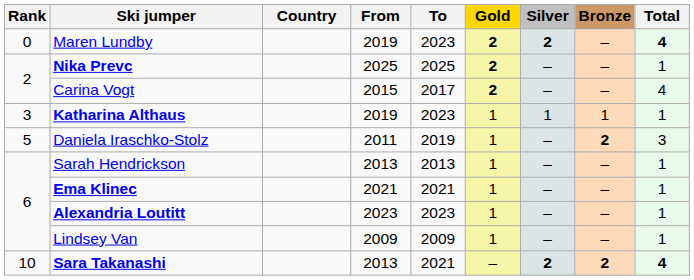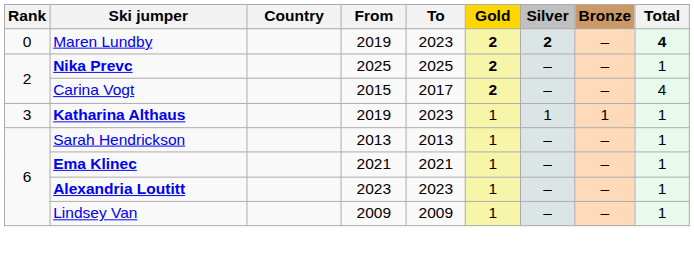- row: (131, 139)
- row: (110, 262)
